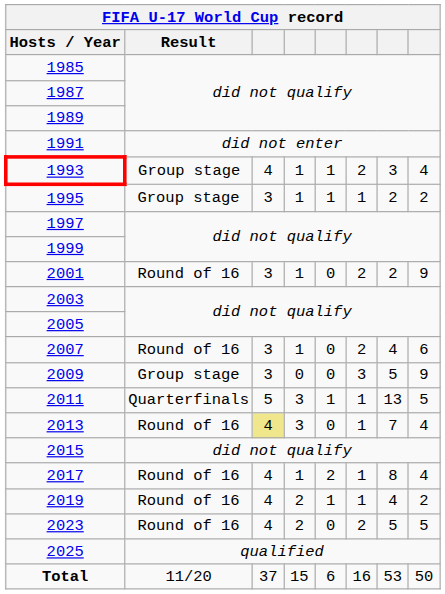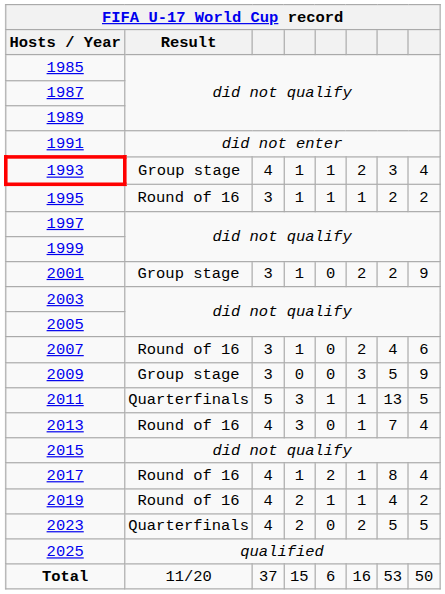(189, 198) Group stage -> (189, 198) Round of 16
(189, 274) Round of 16 -> (189, 274) Group stage
(268, 425) khaki background -> (268, 425) no background
(189, 526) Round of 16 -> (189, 526) Quarterfinals
